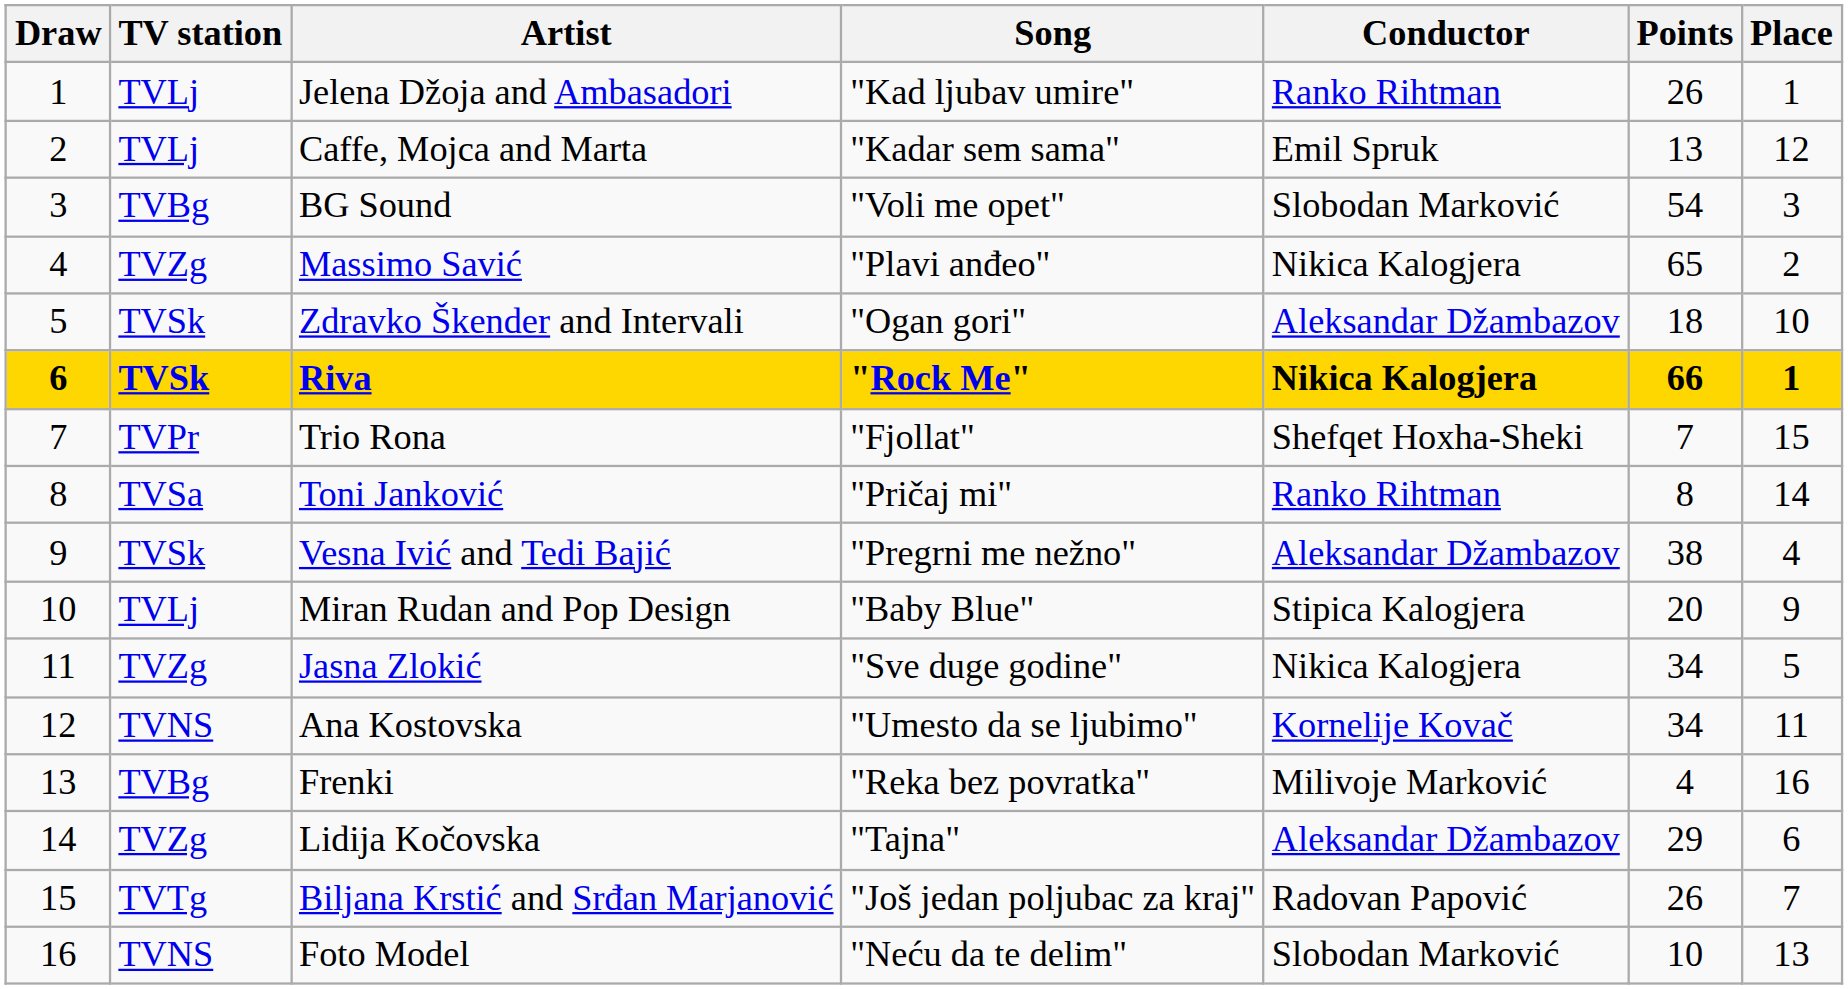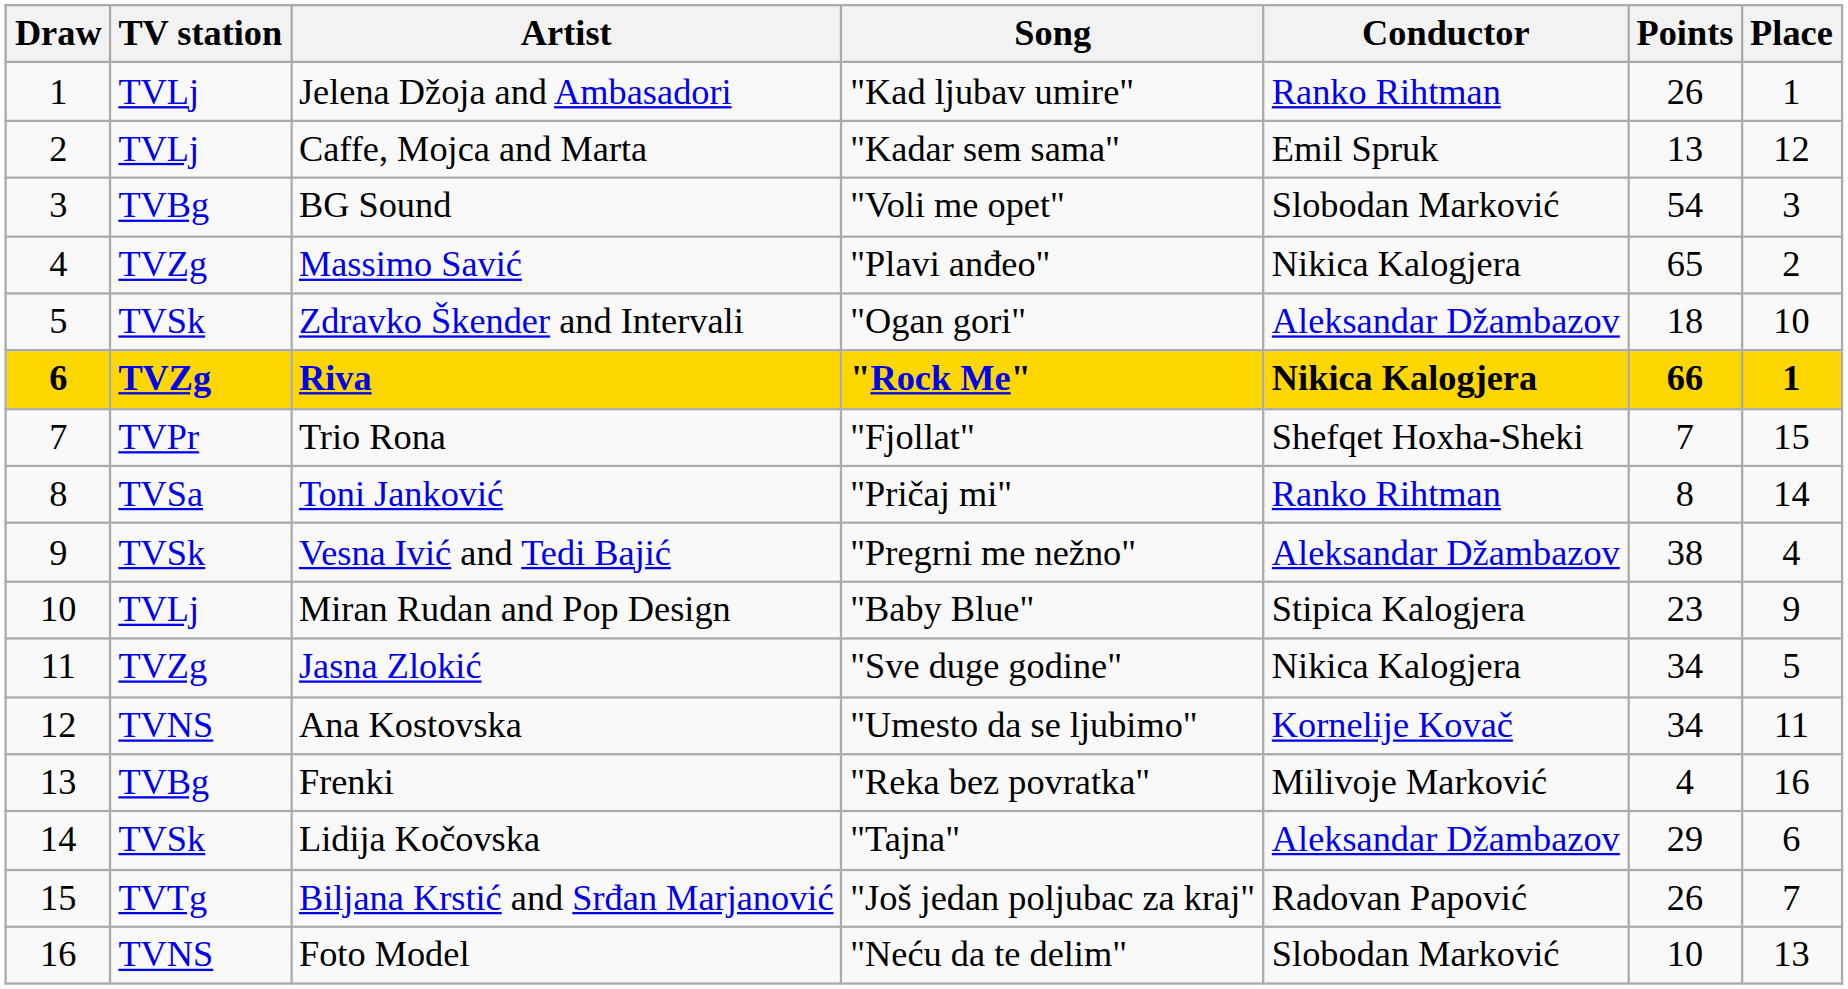(164, 378) TVSk -> (165, 378) TVZg
(1685, 609) 20 -> (1685, 609) 23
(163, 839) TVZg -> (162, 839) TVSk
